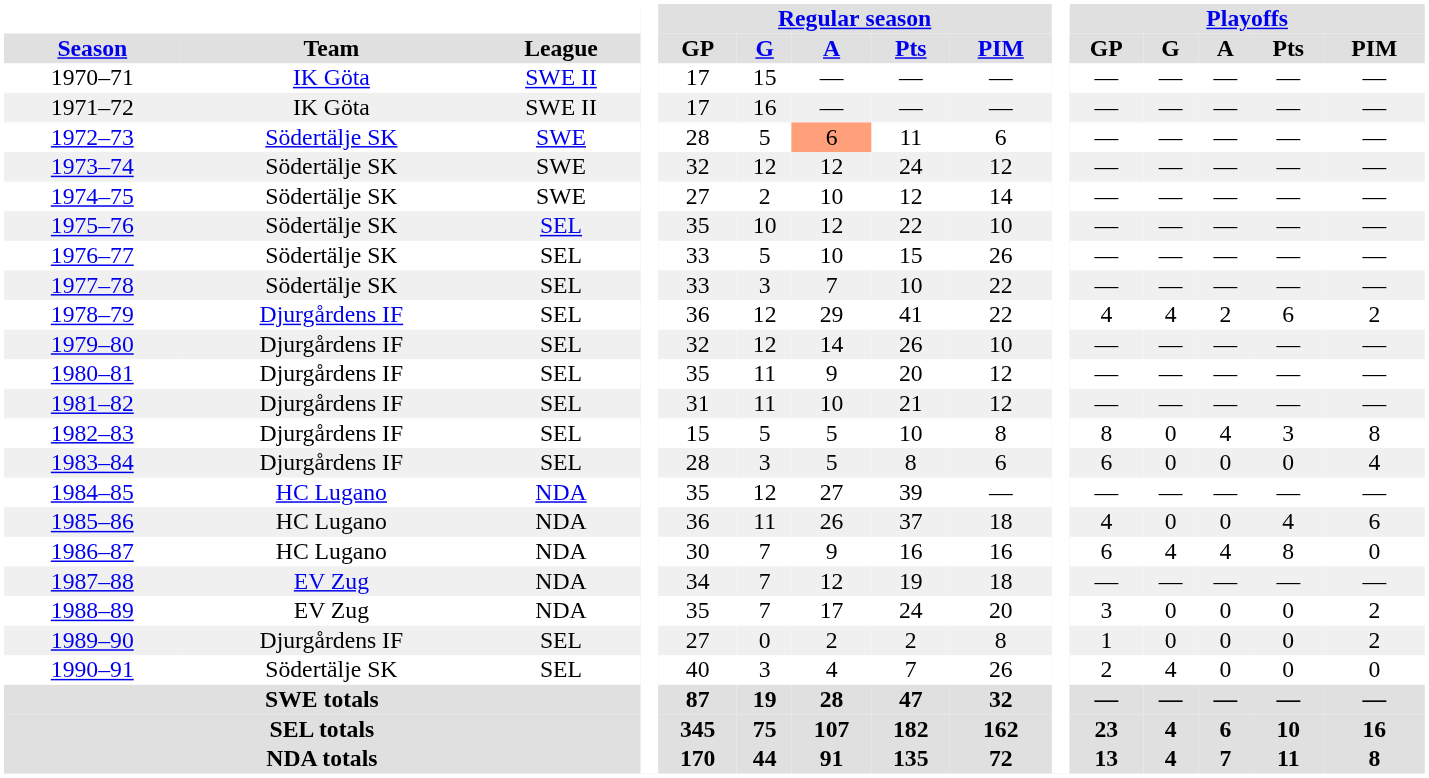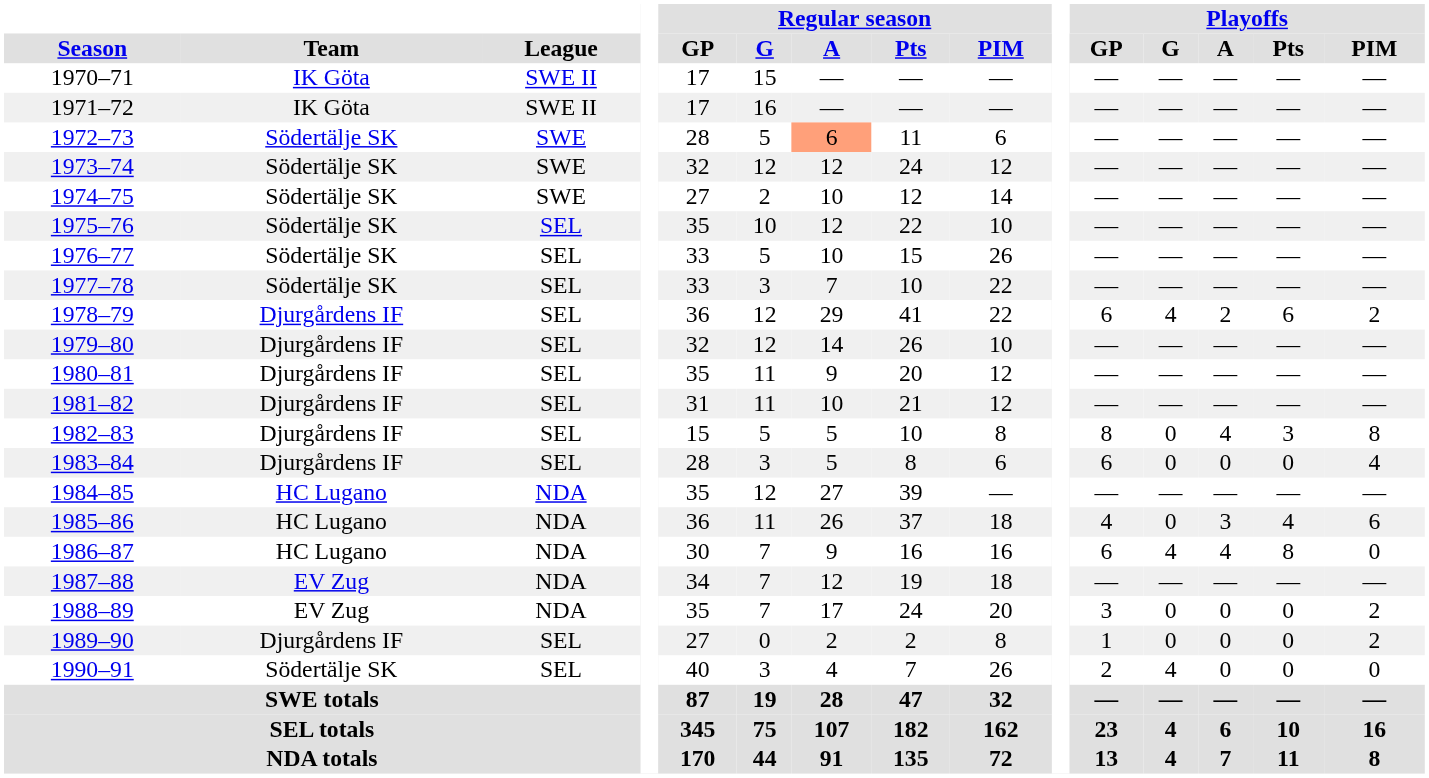(1106, 314) 4 -> (1106, 314) 6
(1225, 521) 0 -> (1225, 521) 3
